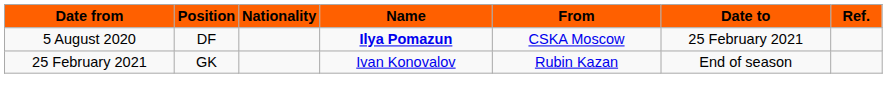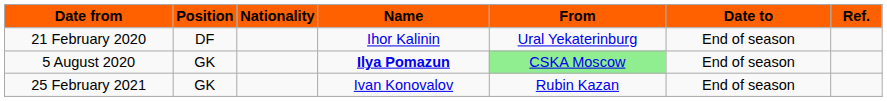+ row: (89, 39)
(206, 39) DF -> (205, 62) GK
(577, 39) no background -> (577, 62) lightgreen background
(746, 39) 25 February 2021 -> (748, 62) End of season
